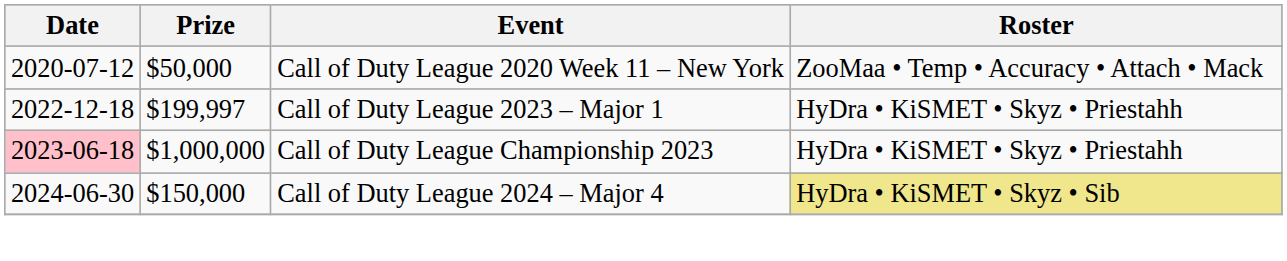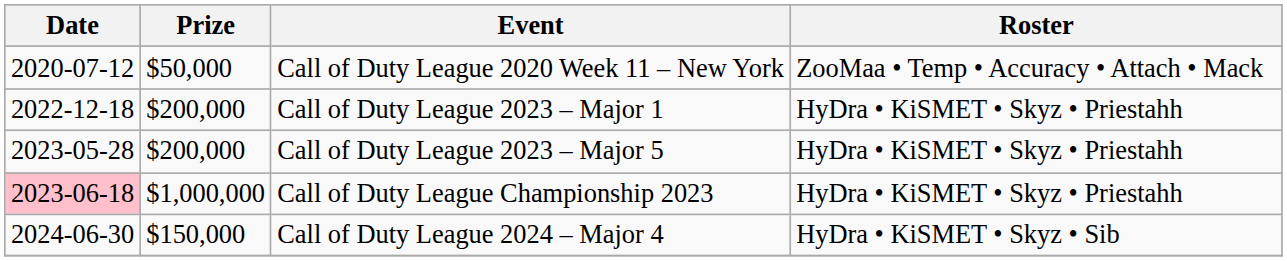(196, 109) $199,997 -> (196, 109) $200,000
+ row: (470, 151)
(958, 192) khaki background -> (958, 234) no background
